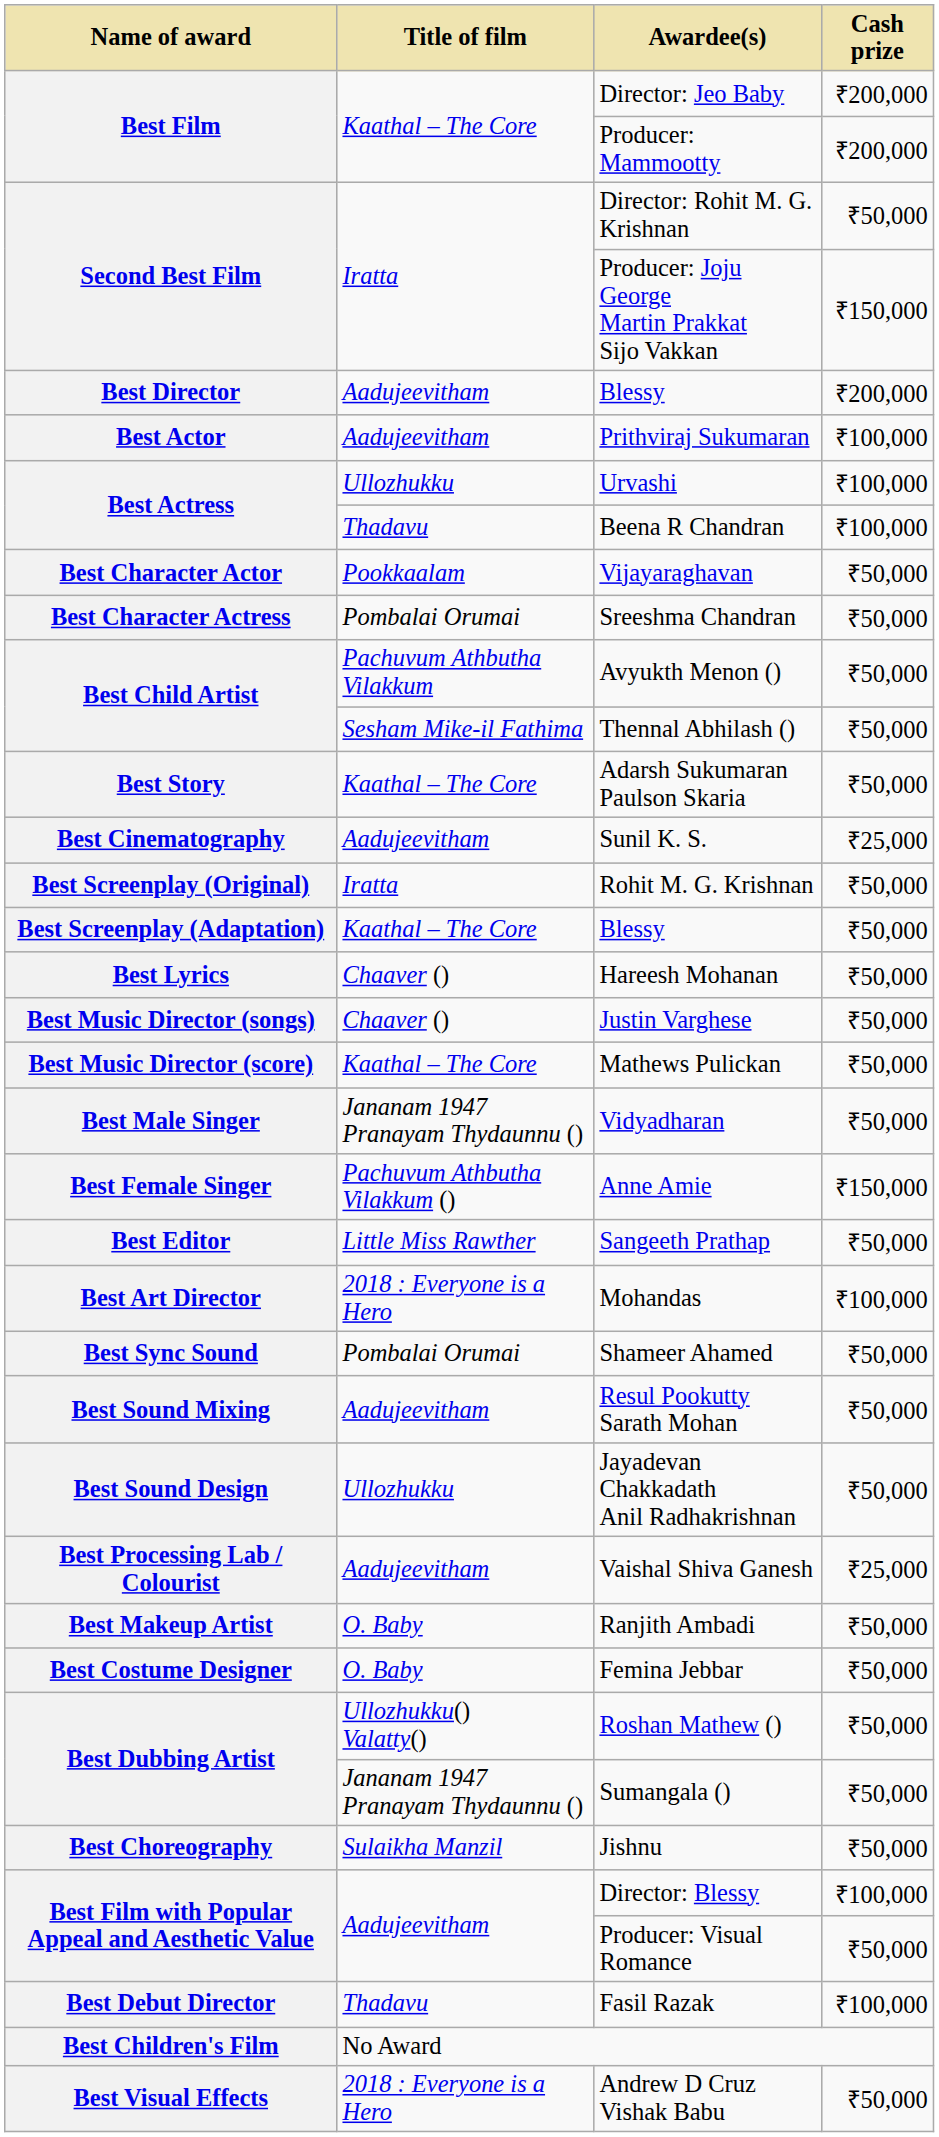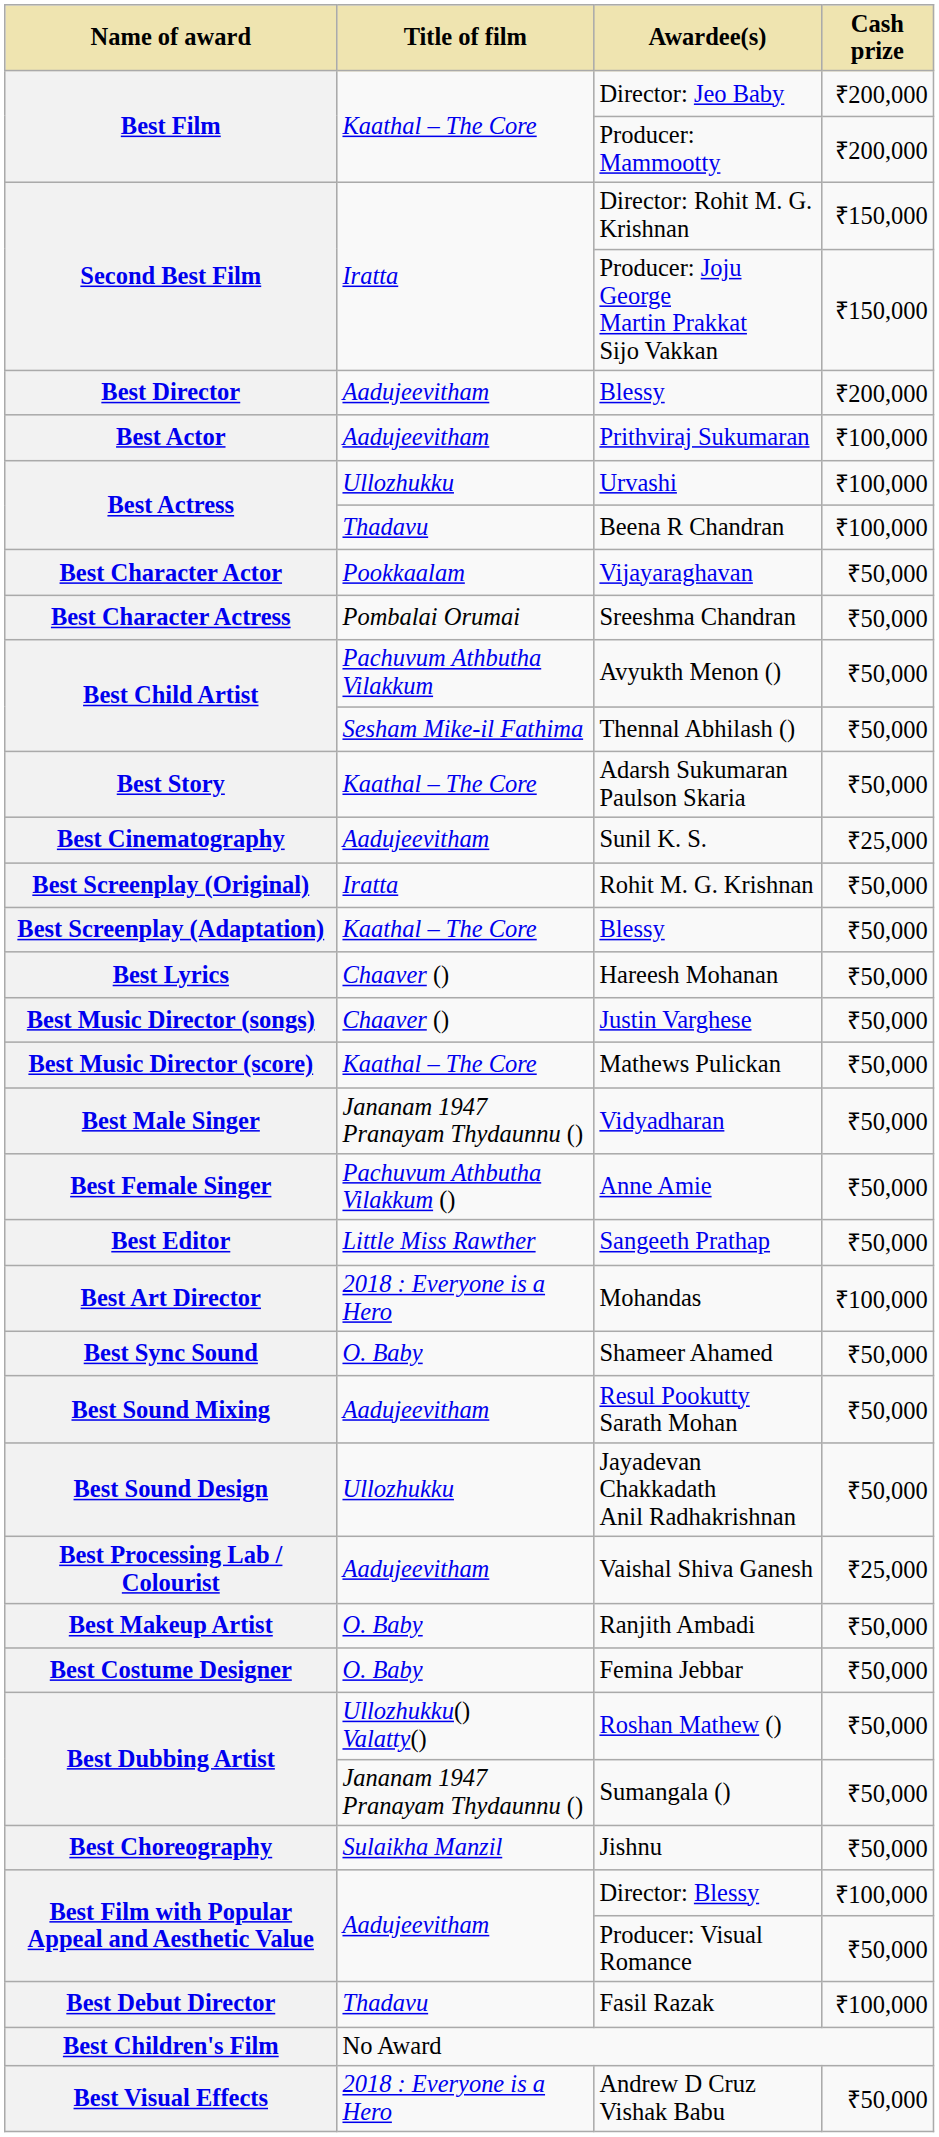(887, 216) ₹50,000 -> (881, 216) ₹150,000
(881, 1188) ₹150,000 -> (887, 1188) ₹50,000
(431, 1353) Pombalai Orumai -> (383, 1353) O. Baby
